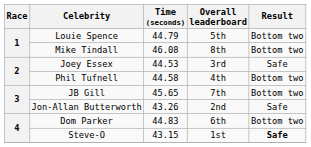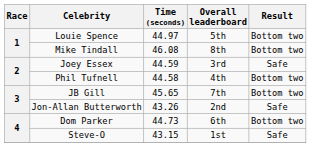(165, 36) 44.79 -> (165, 36) 44.97
(165, 64) 44.53 -> (165, 64) 44.59
(165, 121) 44.83 -> (165, 121) 44.73
(277, 135) bold -> (277, 135) normal
